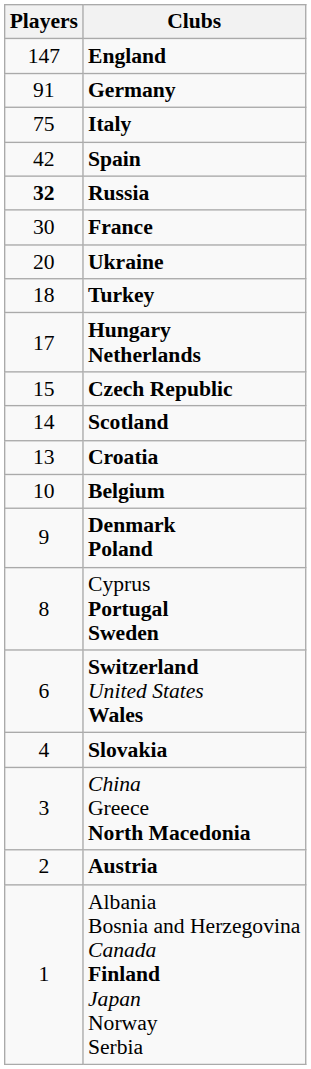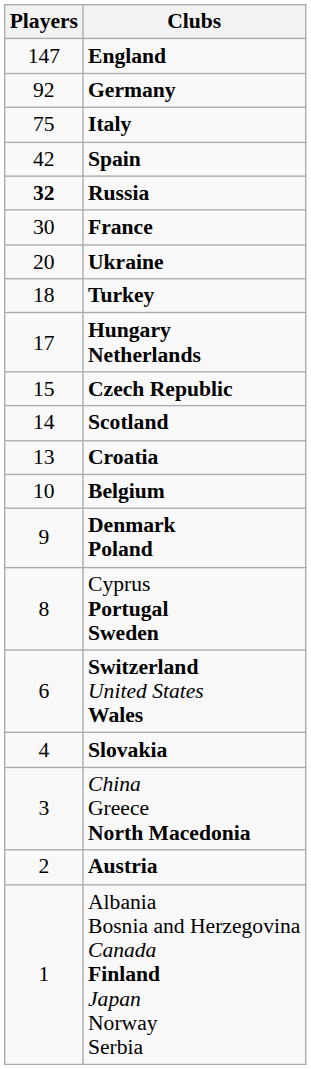(44, 90) 91 -> (44, 90) 92
